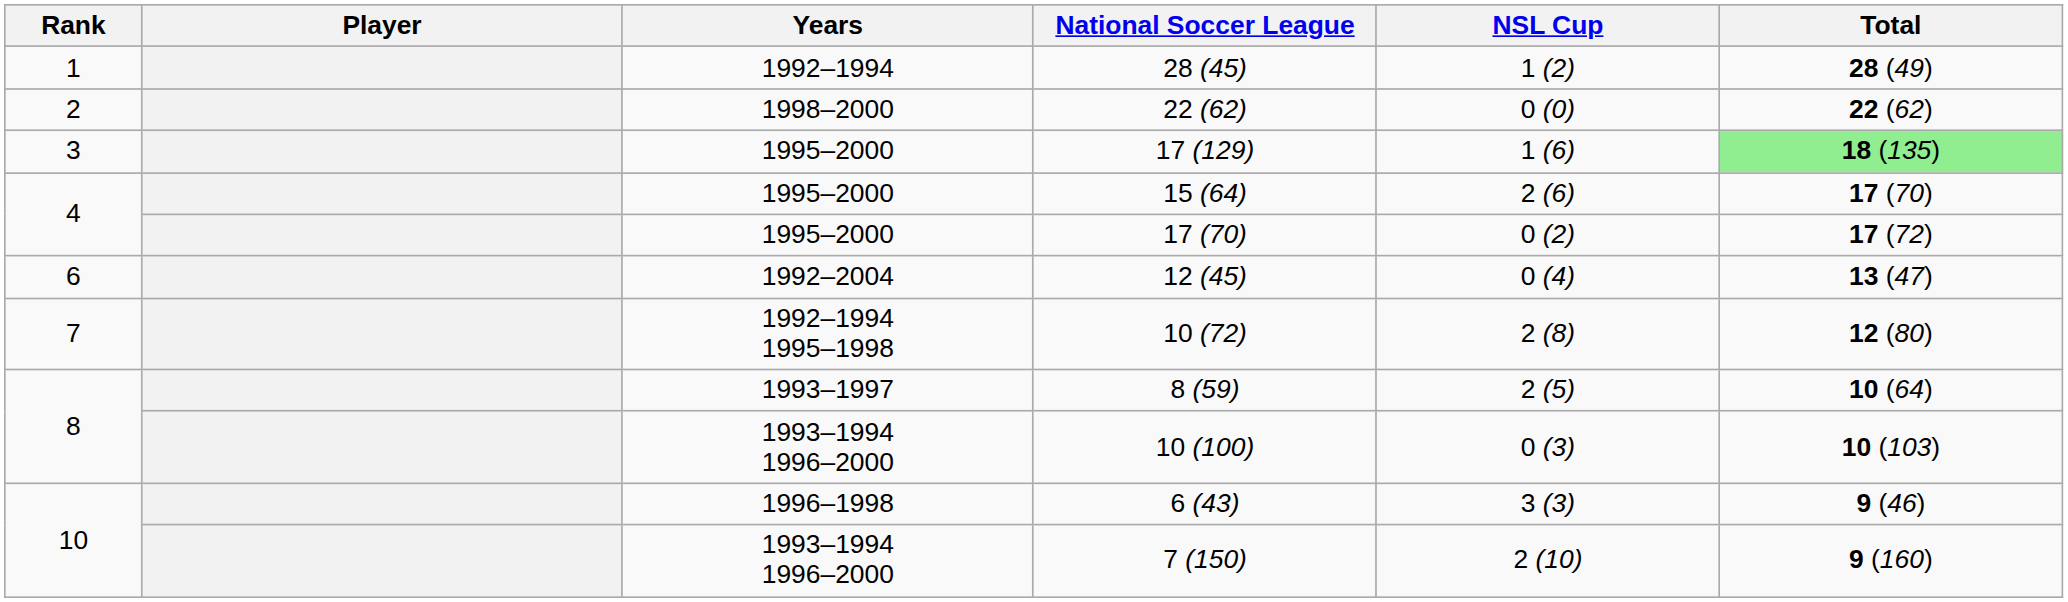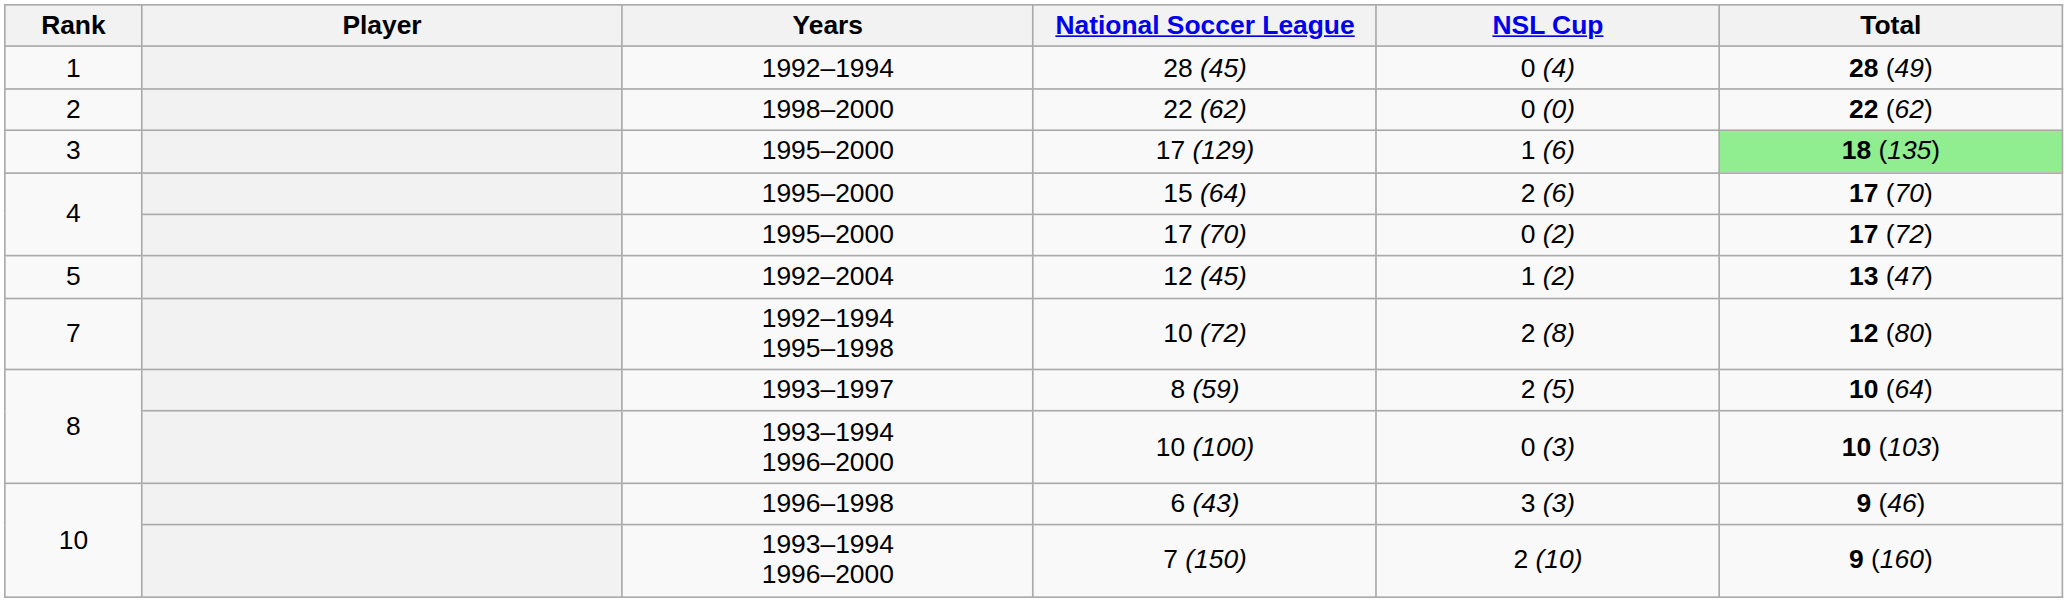(1548, 67) 1 (2) -> (1548, 67) 0 (4)
(73, 276) 6 -> (73, 276) 5
(1548, 276) 0 (4) -> (1548, 276) 1 (2)
